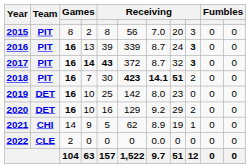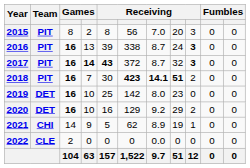(132, 47) 339 -> (132, 47) 338
